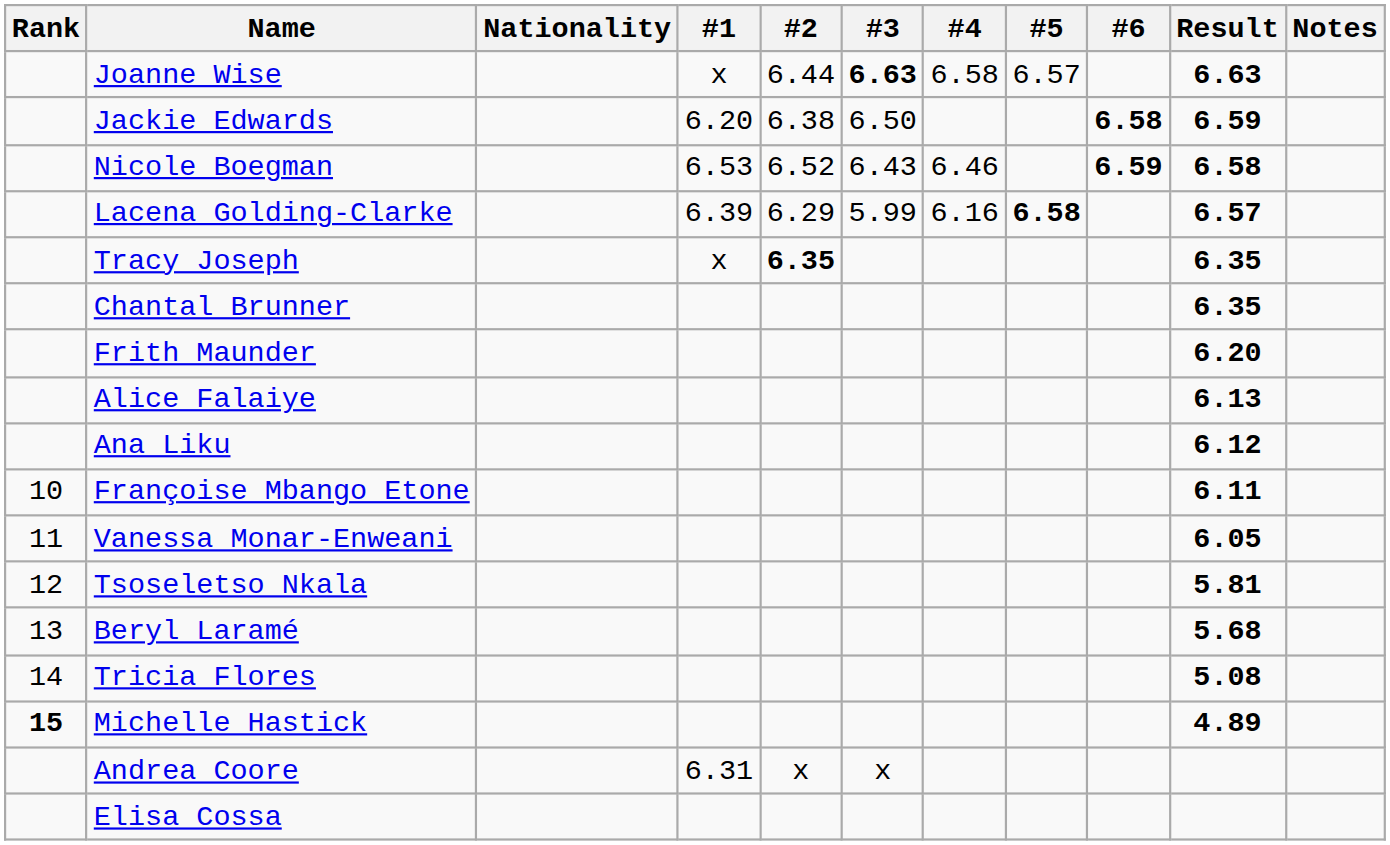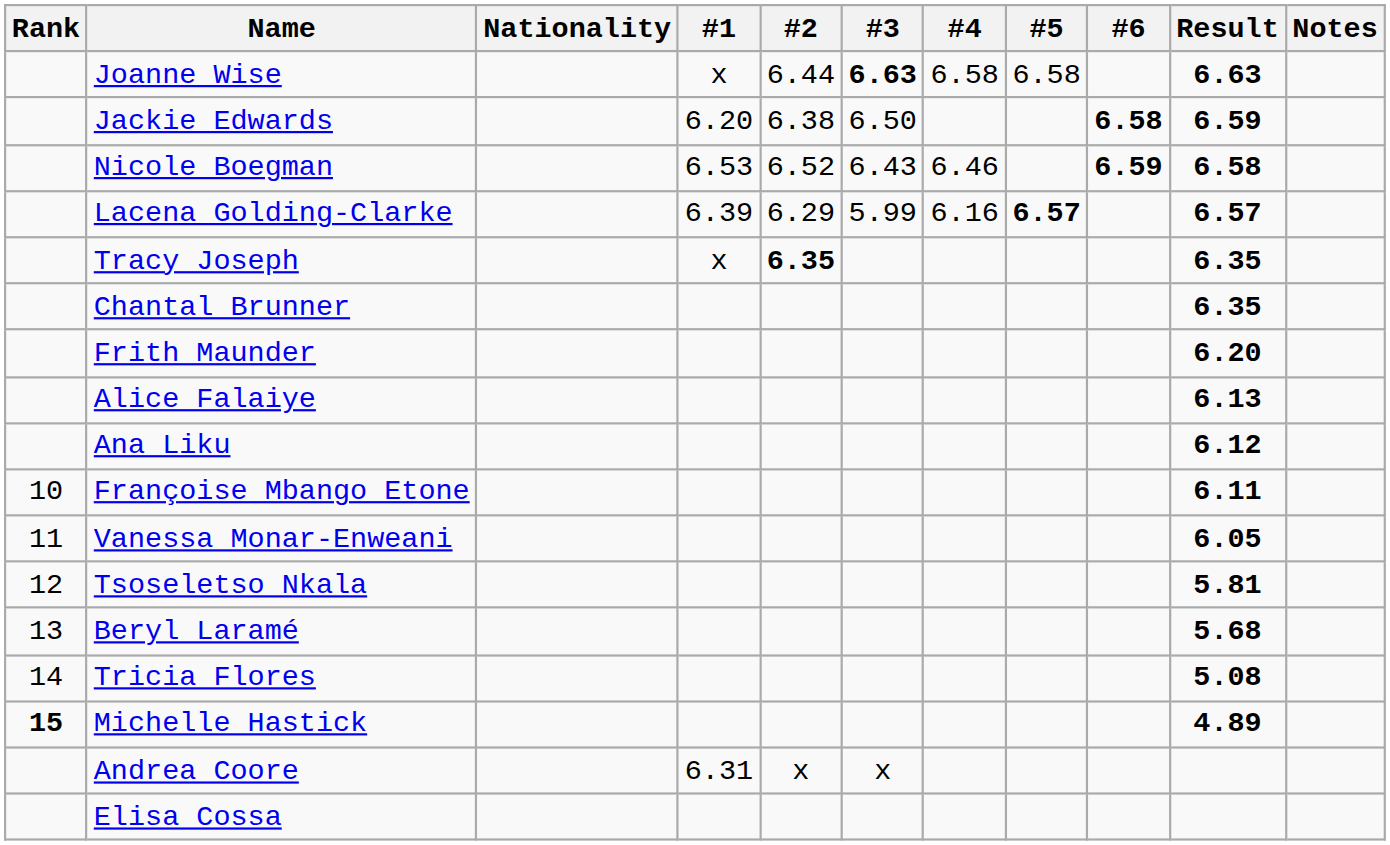(1047, 75) 6.57 -> (1047, 75) 6.58
(1047, 214) 6.58 -> (1047, 214) 6.57
